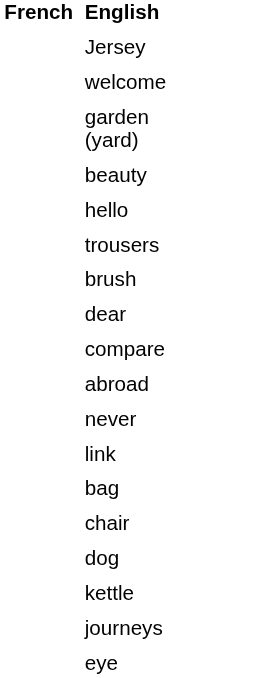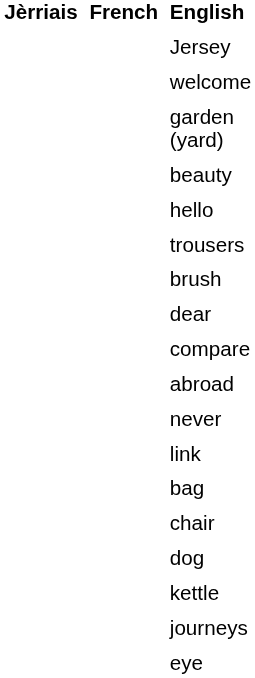+ column: (41, 12)
